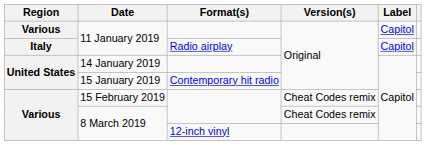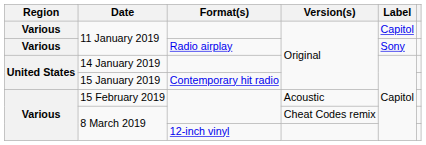(41, 47) Italy -> (41, 47) Various
(397, 47) Capitol -> (393, 47) Sony
(330, 98) Cheat Codes remix -> (304, 98) Acoustic
